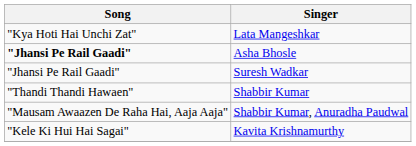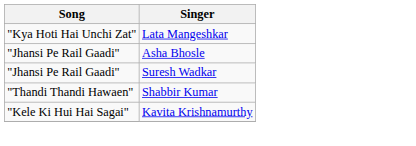(69, 53) bold -> (63, 53) normal
- row: (321, 111)
